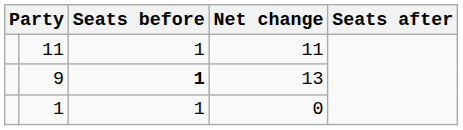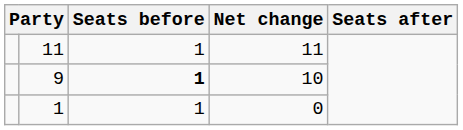(313, 79) 13 -> (313, 79) 10
